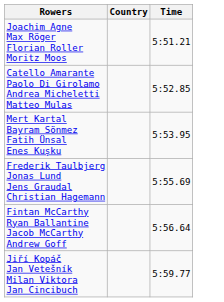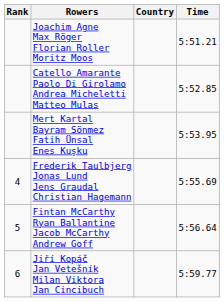+ column: (17, 12)
